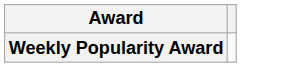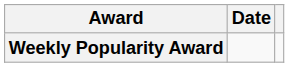+ column: (251, 18)
